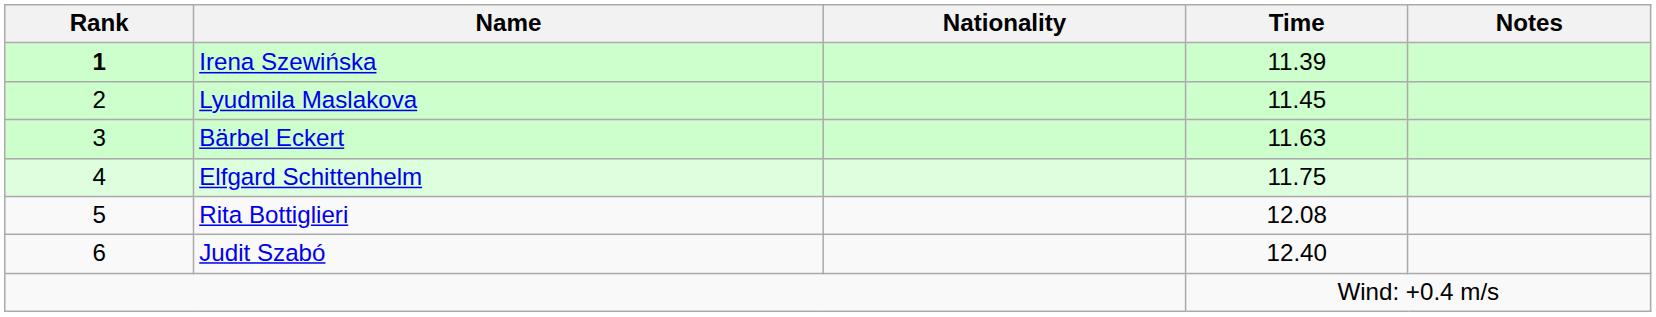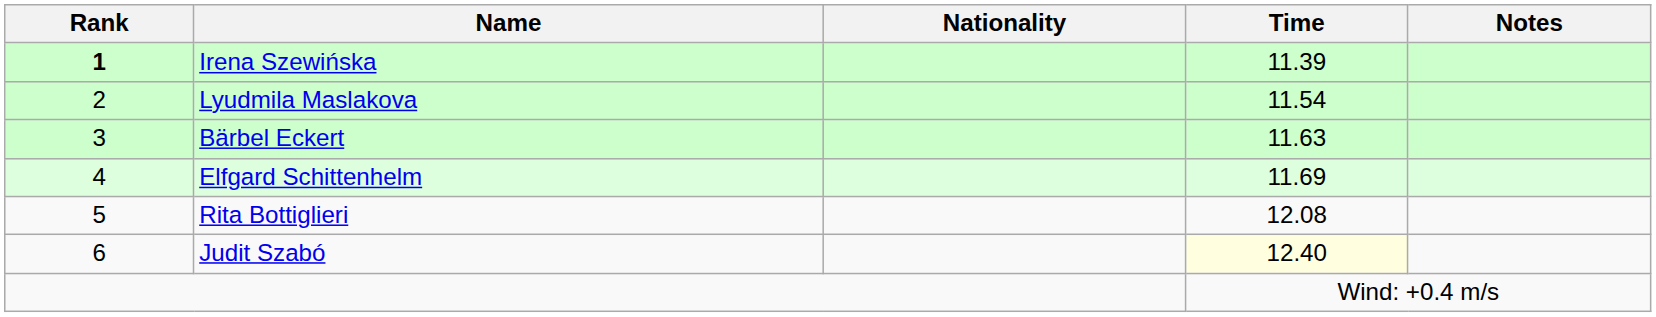(1297, 100) 11.45 -> (1297, 100) 11.54
(1297, 176) 11.75 -> (1297, 176) 11.69
(1297, 253) no background -> (1297, 253) lightyellow background
